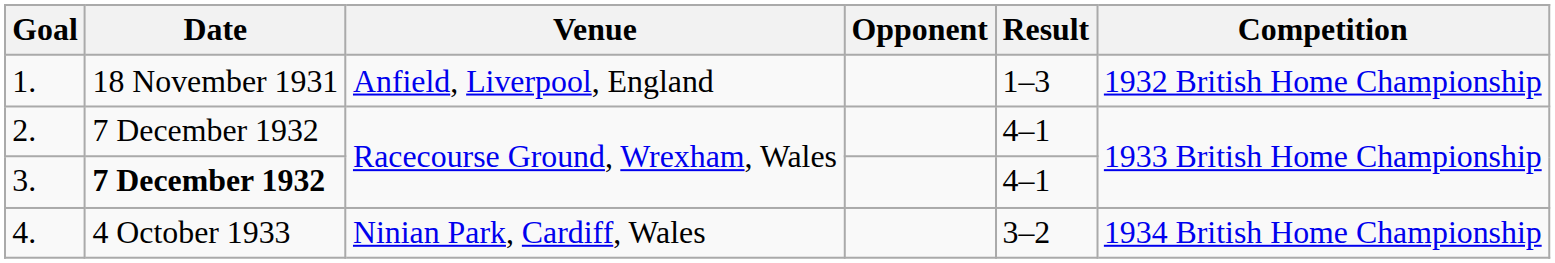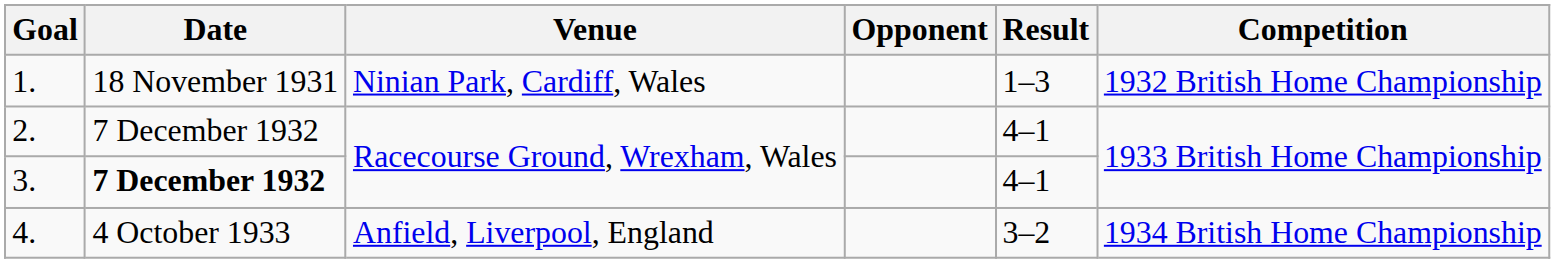(533, 80) Anfield, Liverpool, England -> (529, 80) Ninian Park, Cardiff, Wales
(529, 231) Ninian Park, Cardiff, Wales -> (533, 231) Anfield, Liverpool, England
